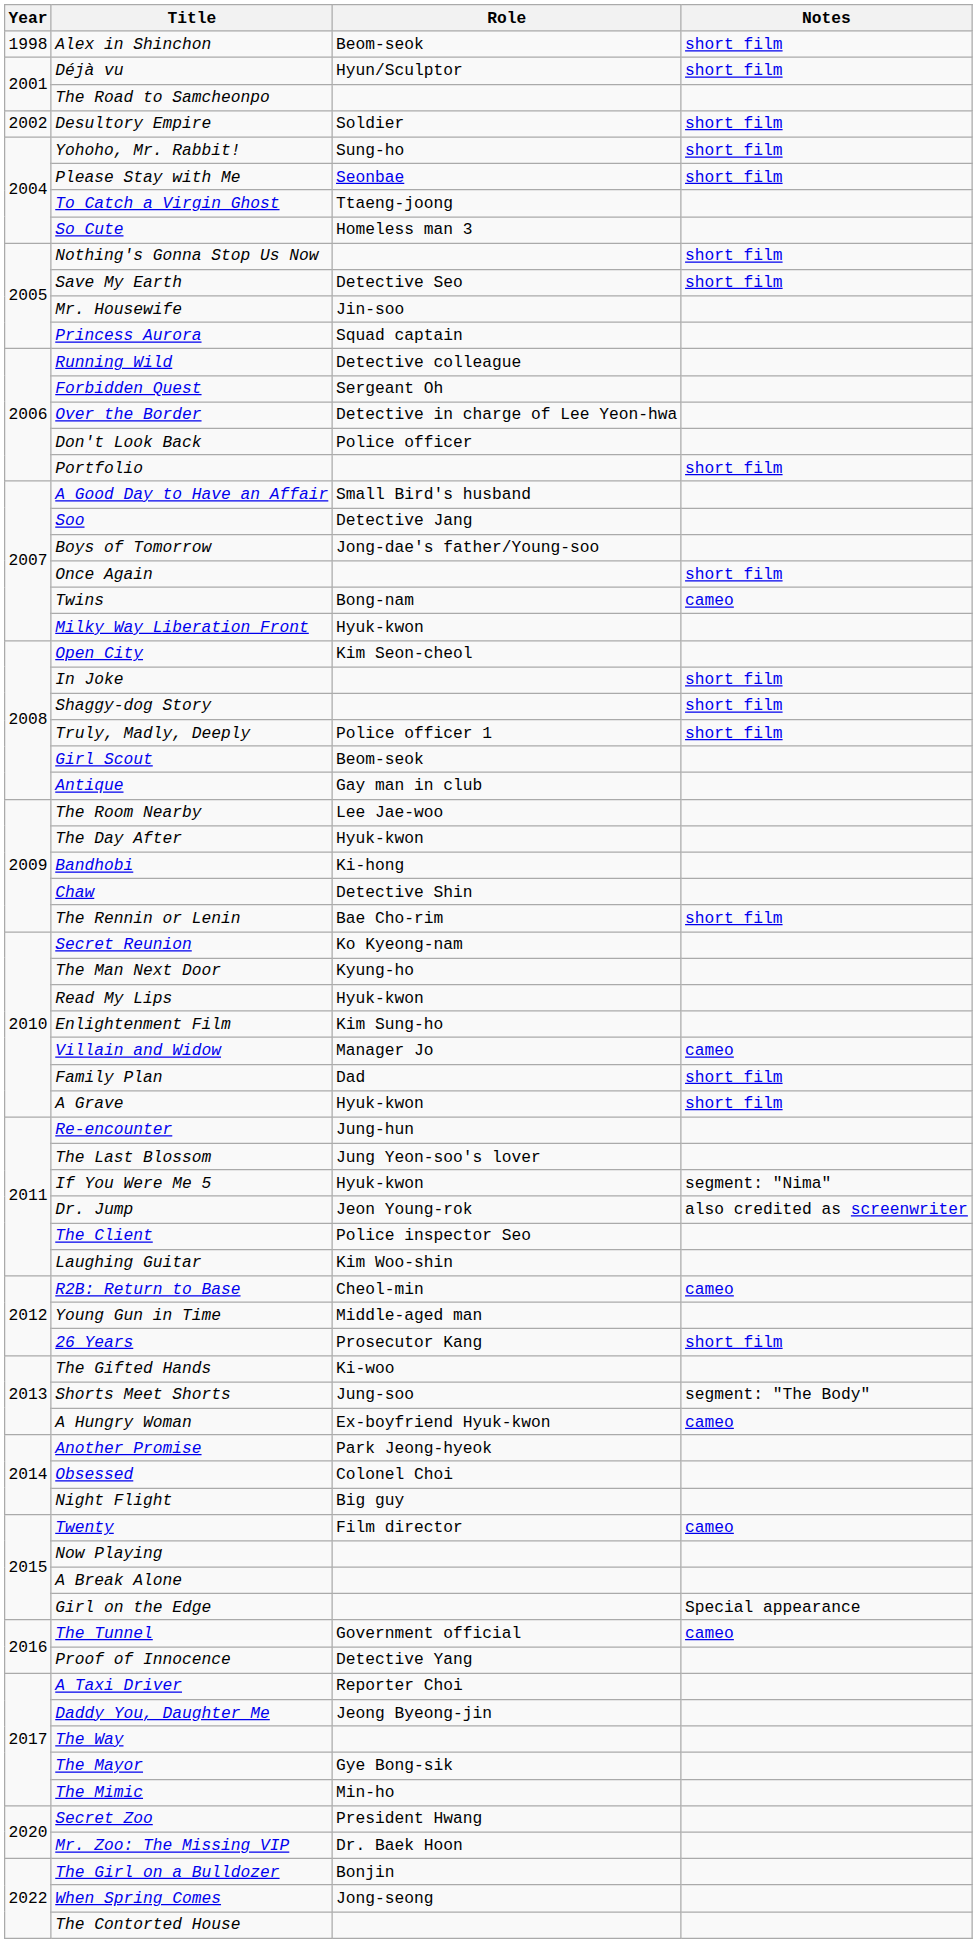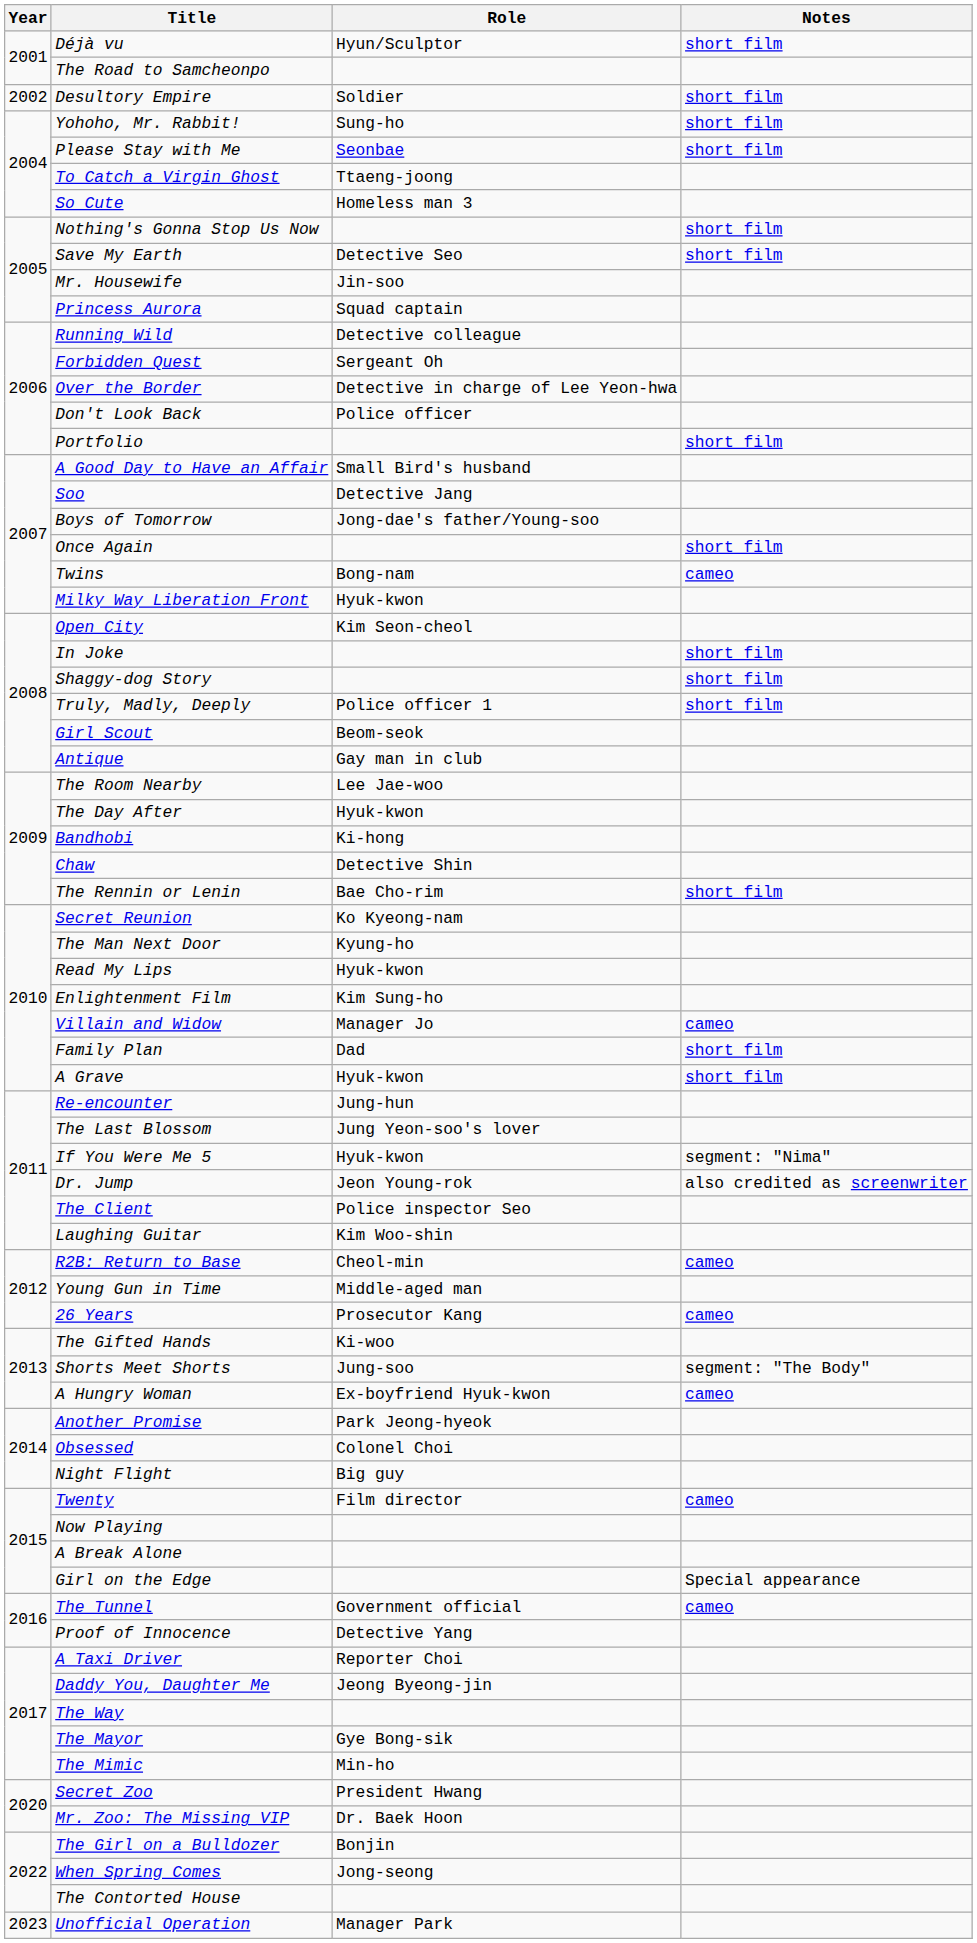- row: (133, 44)
(734, 1342) short film -> (709, 1316) cameo
+ row: (153, 1925)
